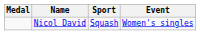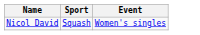- column: (18, 11)
